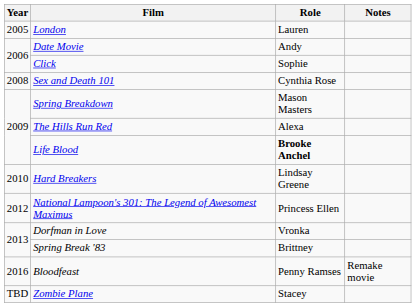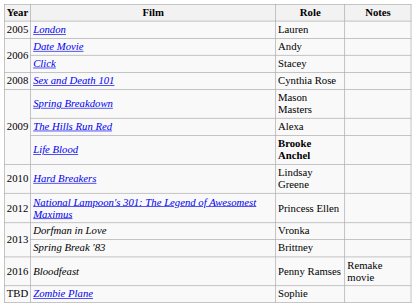(293, 64) Sophie -> (292, 64) Stacey
(292, 294) Stacey -> (293, 294) Sophie
